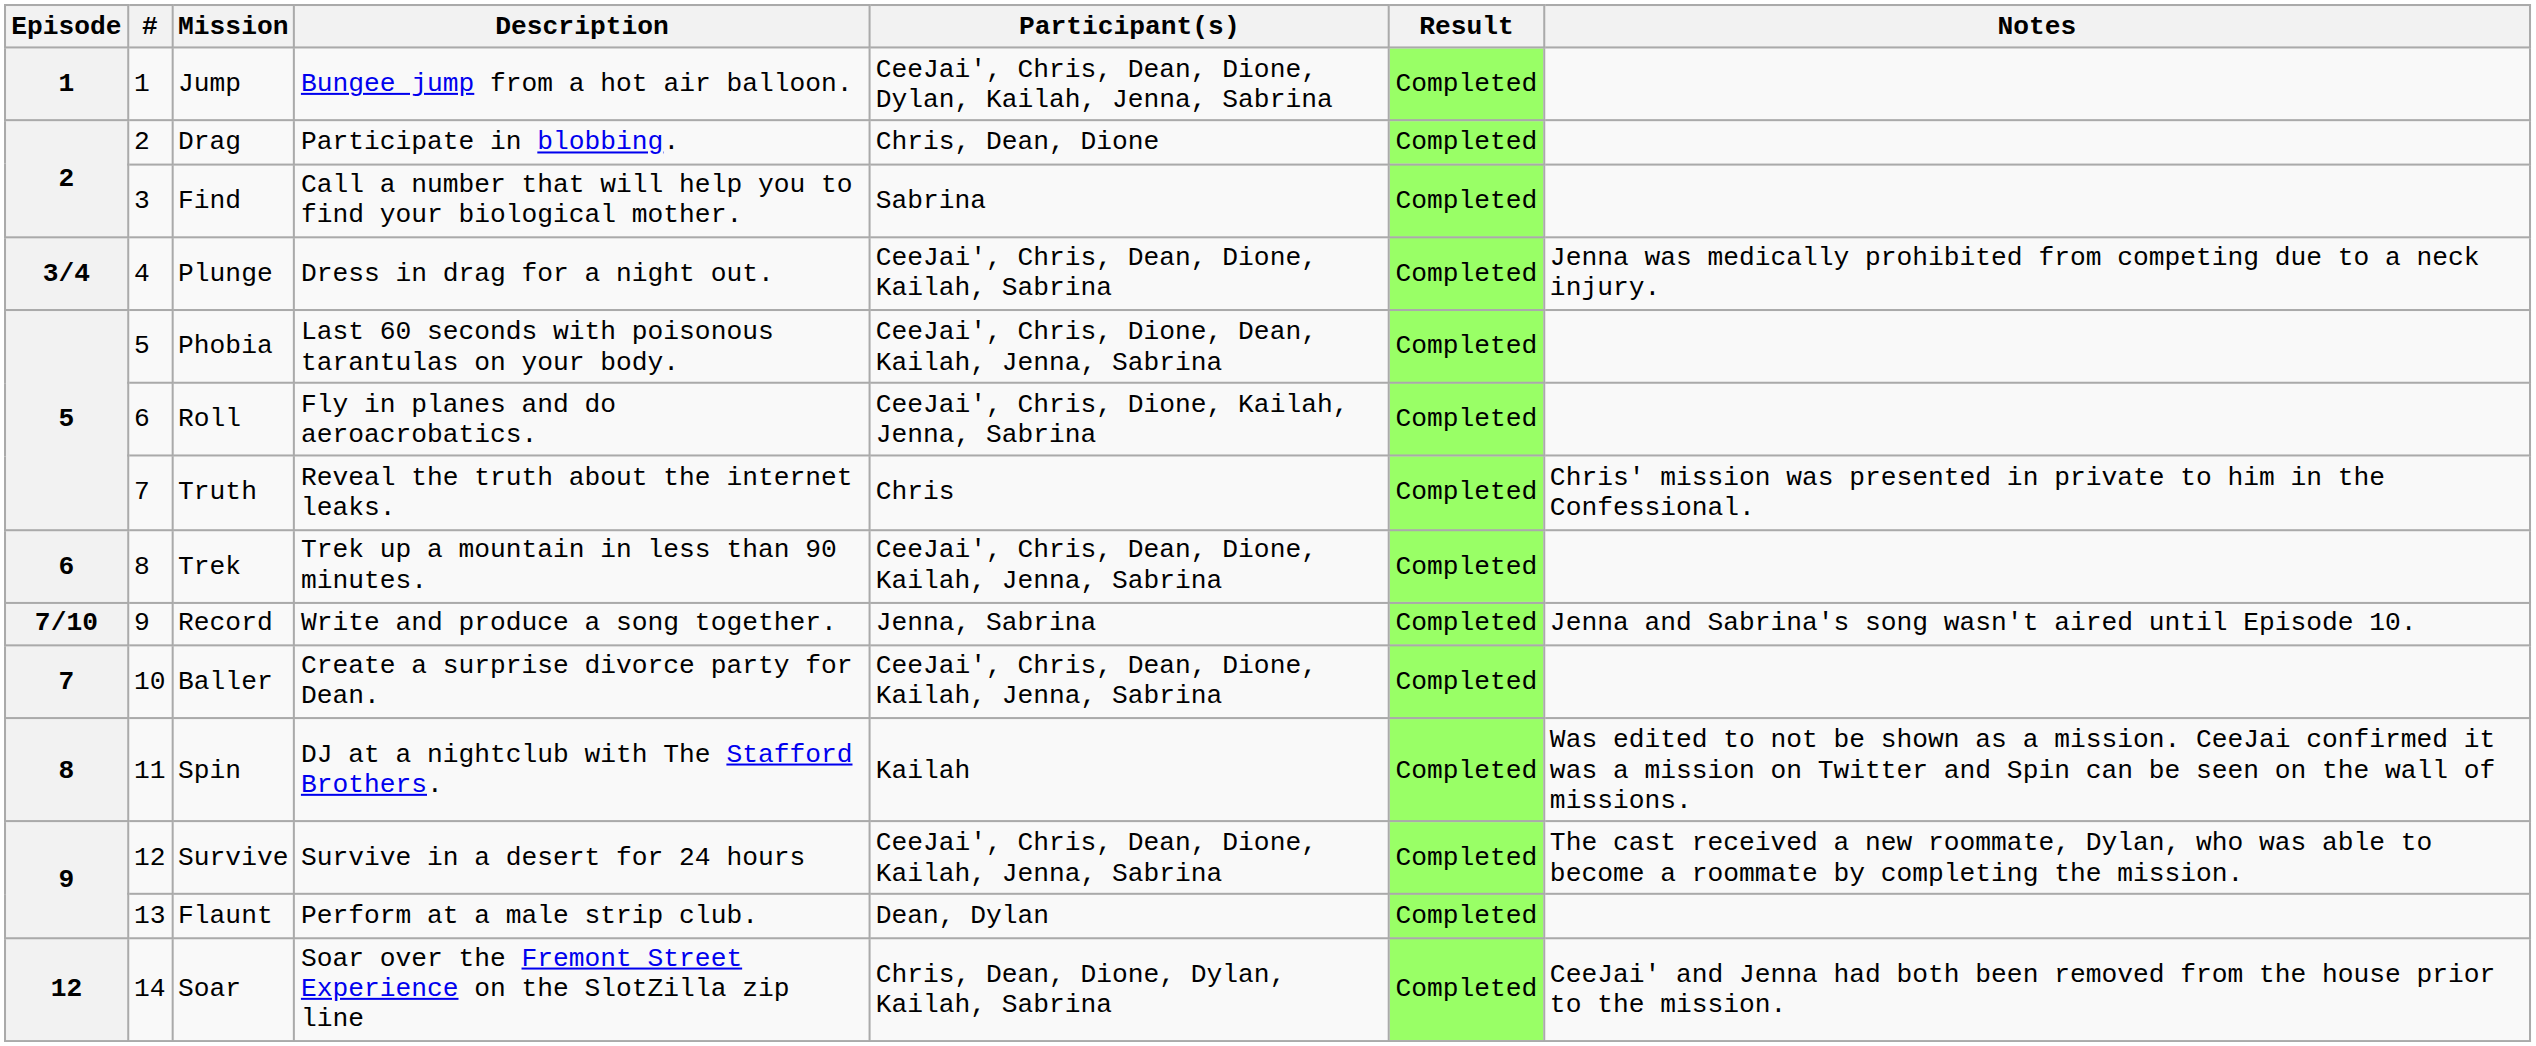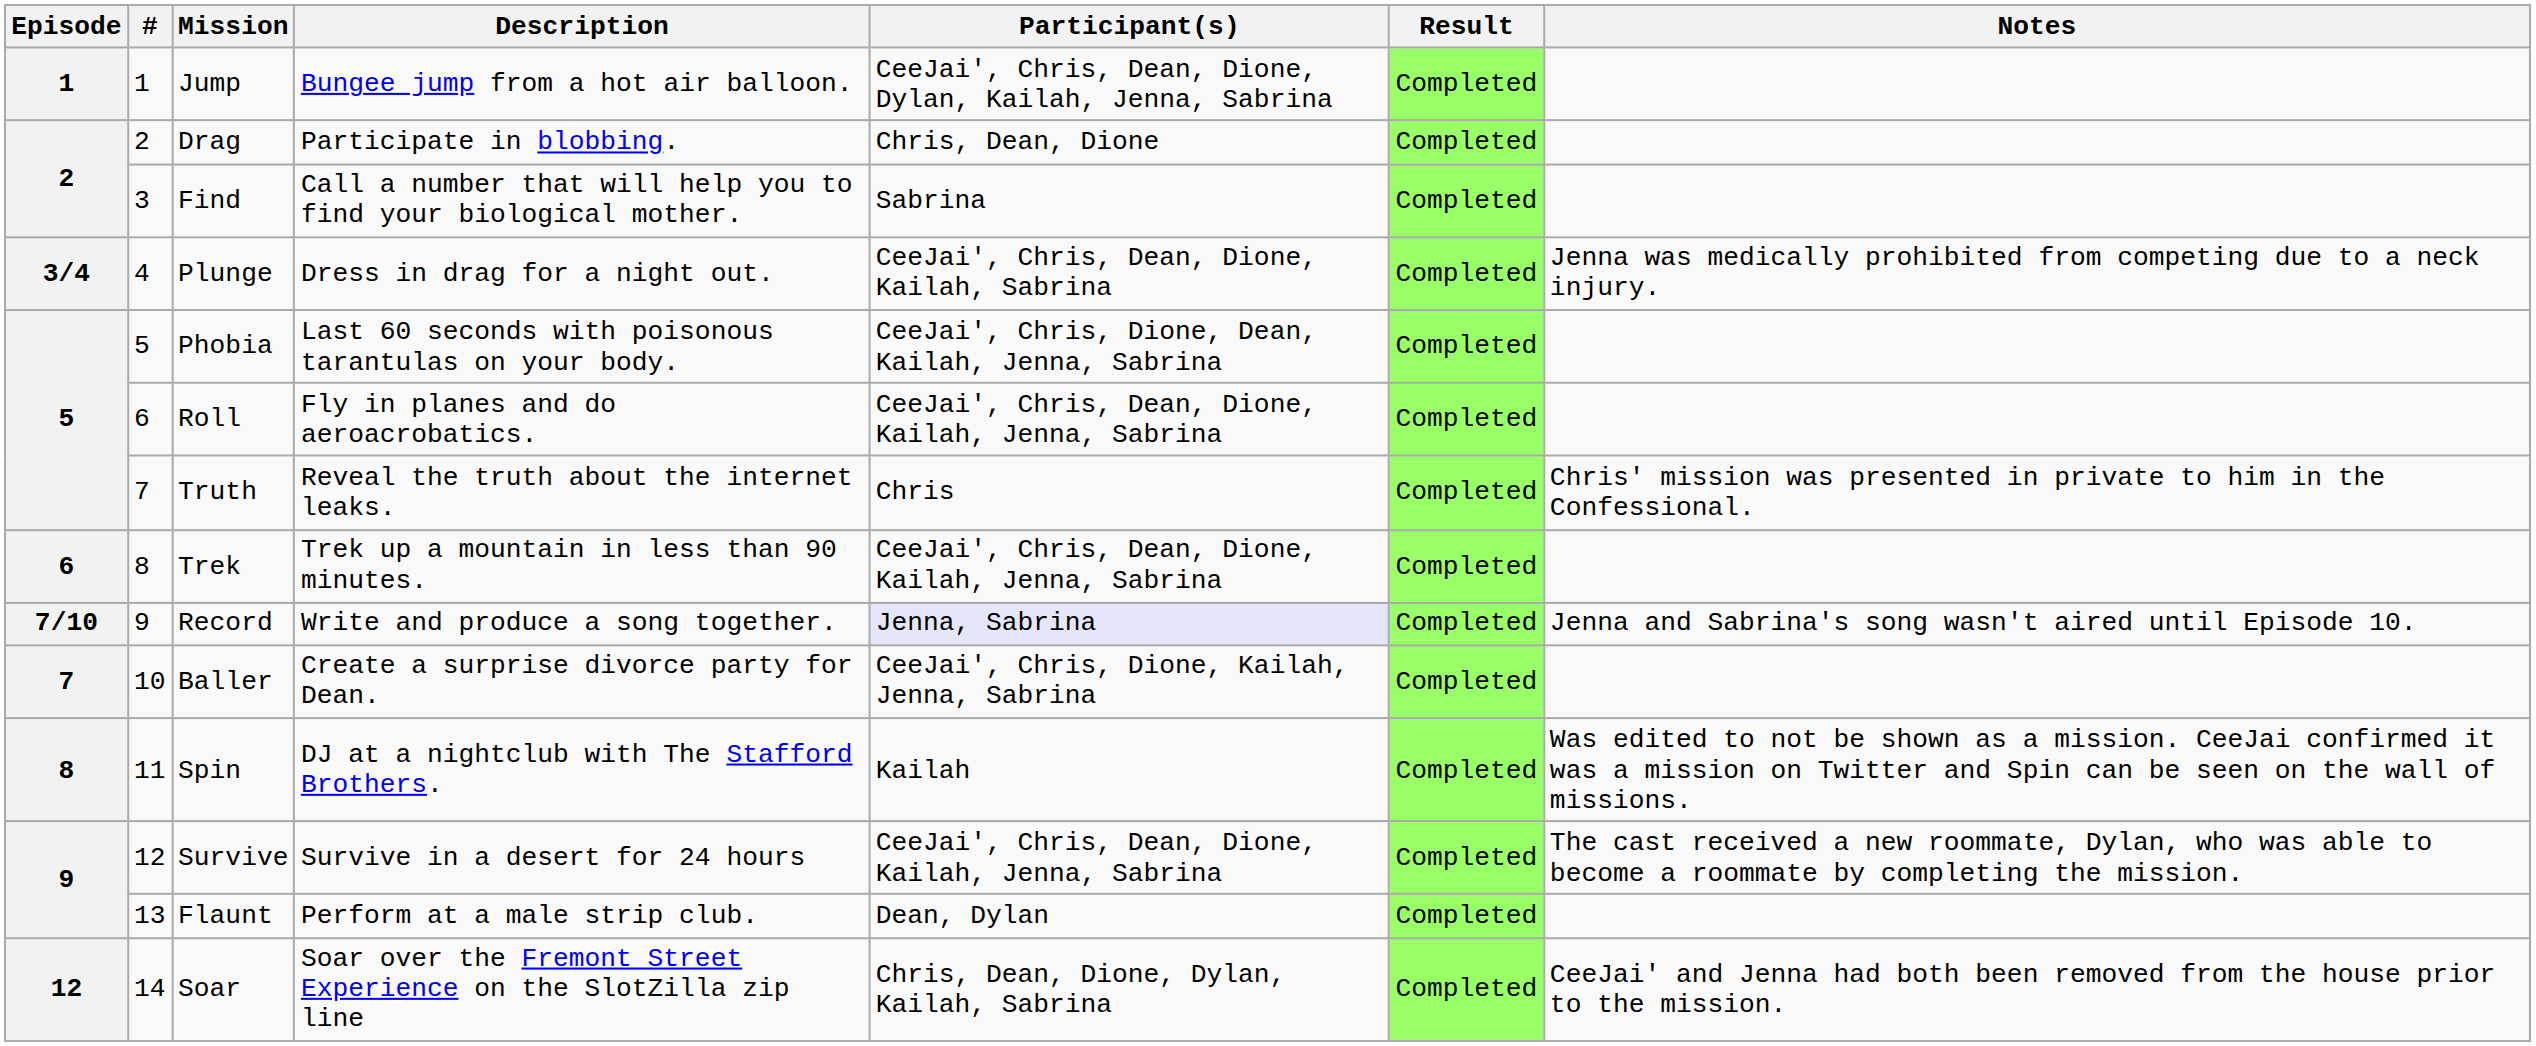(1112, 420) CeeJai', Chris, Dione, Kailah, Jenna, Sabrina -> (1096, 420) CeeJai', Chris, Dean, Dione, Kailah, Jenna, Sabrina
(986, 624) no background -> (986, 624) lavender background
(1096, 682) CeeJai', Chris, Dean, Dione, Kailah, Jenna, Sabrina -> (1112, 682) CeeJai', Chris, Dione, Kailah, Jenna, Sabrina
